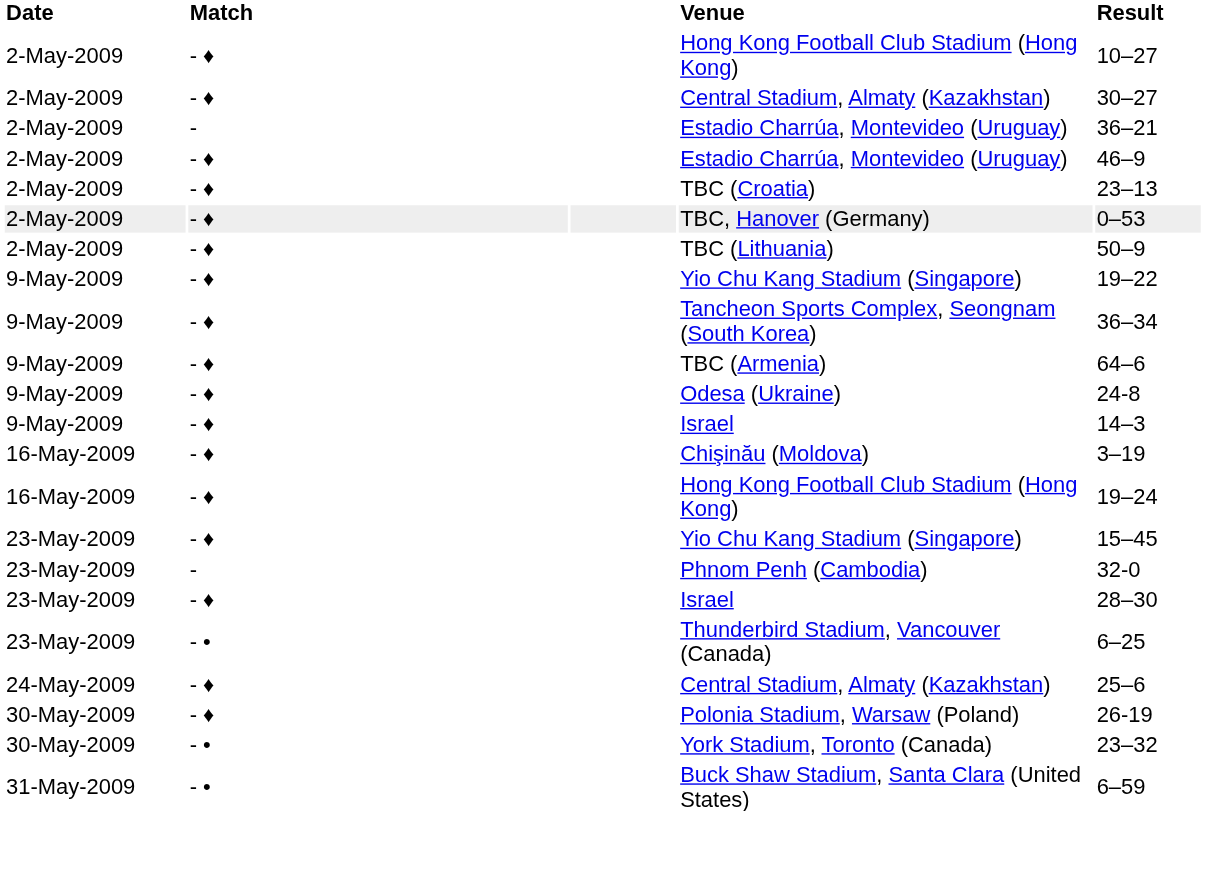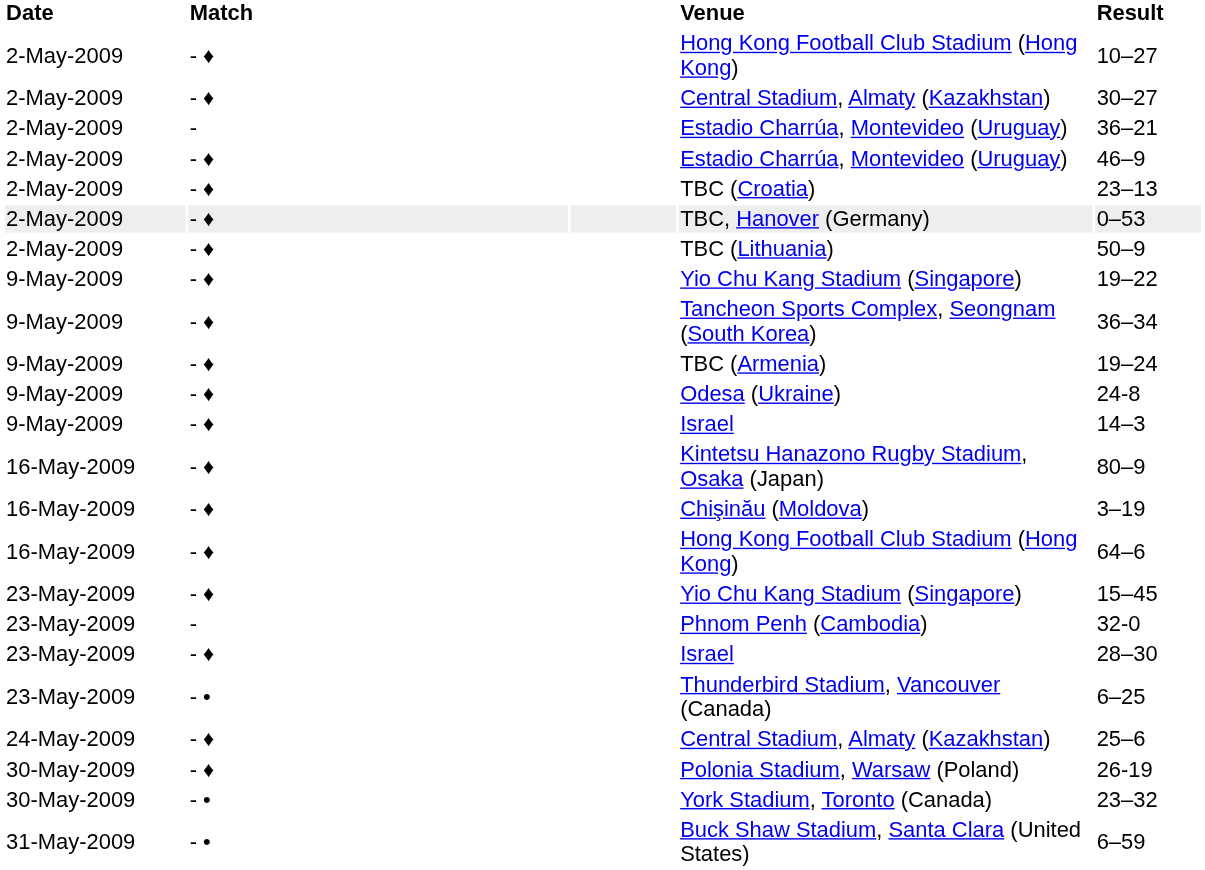(1121, 363) 64–6 -> (1127, 363) 19–24
+ row: (71, 466)
(1127, 496) 19–24 -> (1121, 551) 64–6
